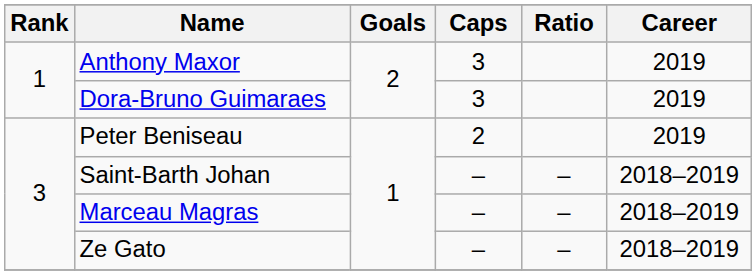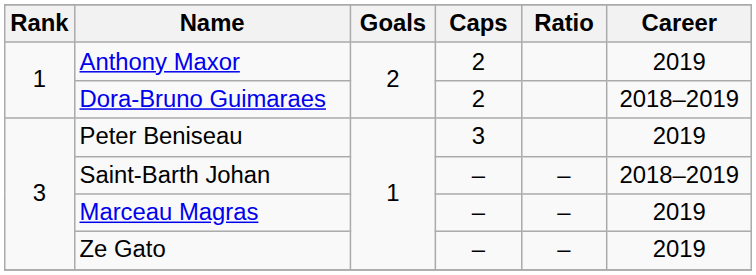(478, 61) 3 -> (478, 61) 2
(478, 99) 3 -> (478, 99) 2
(679, 99) 2019 -> (679, 99) 2018–2019
(478, 136) 2 -> (478, 136) 3
(679, 212) 2018–2019 -> (679, 212) 2019
(679, 250) 2018–2019 -> (679, 250) 2019
